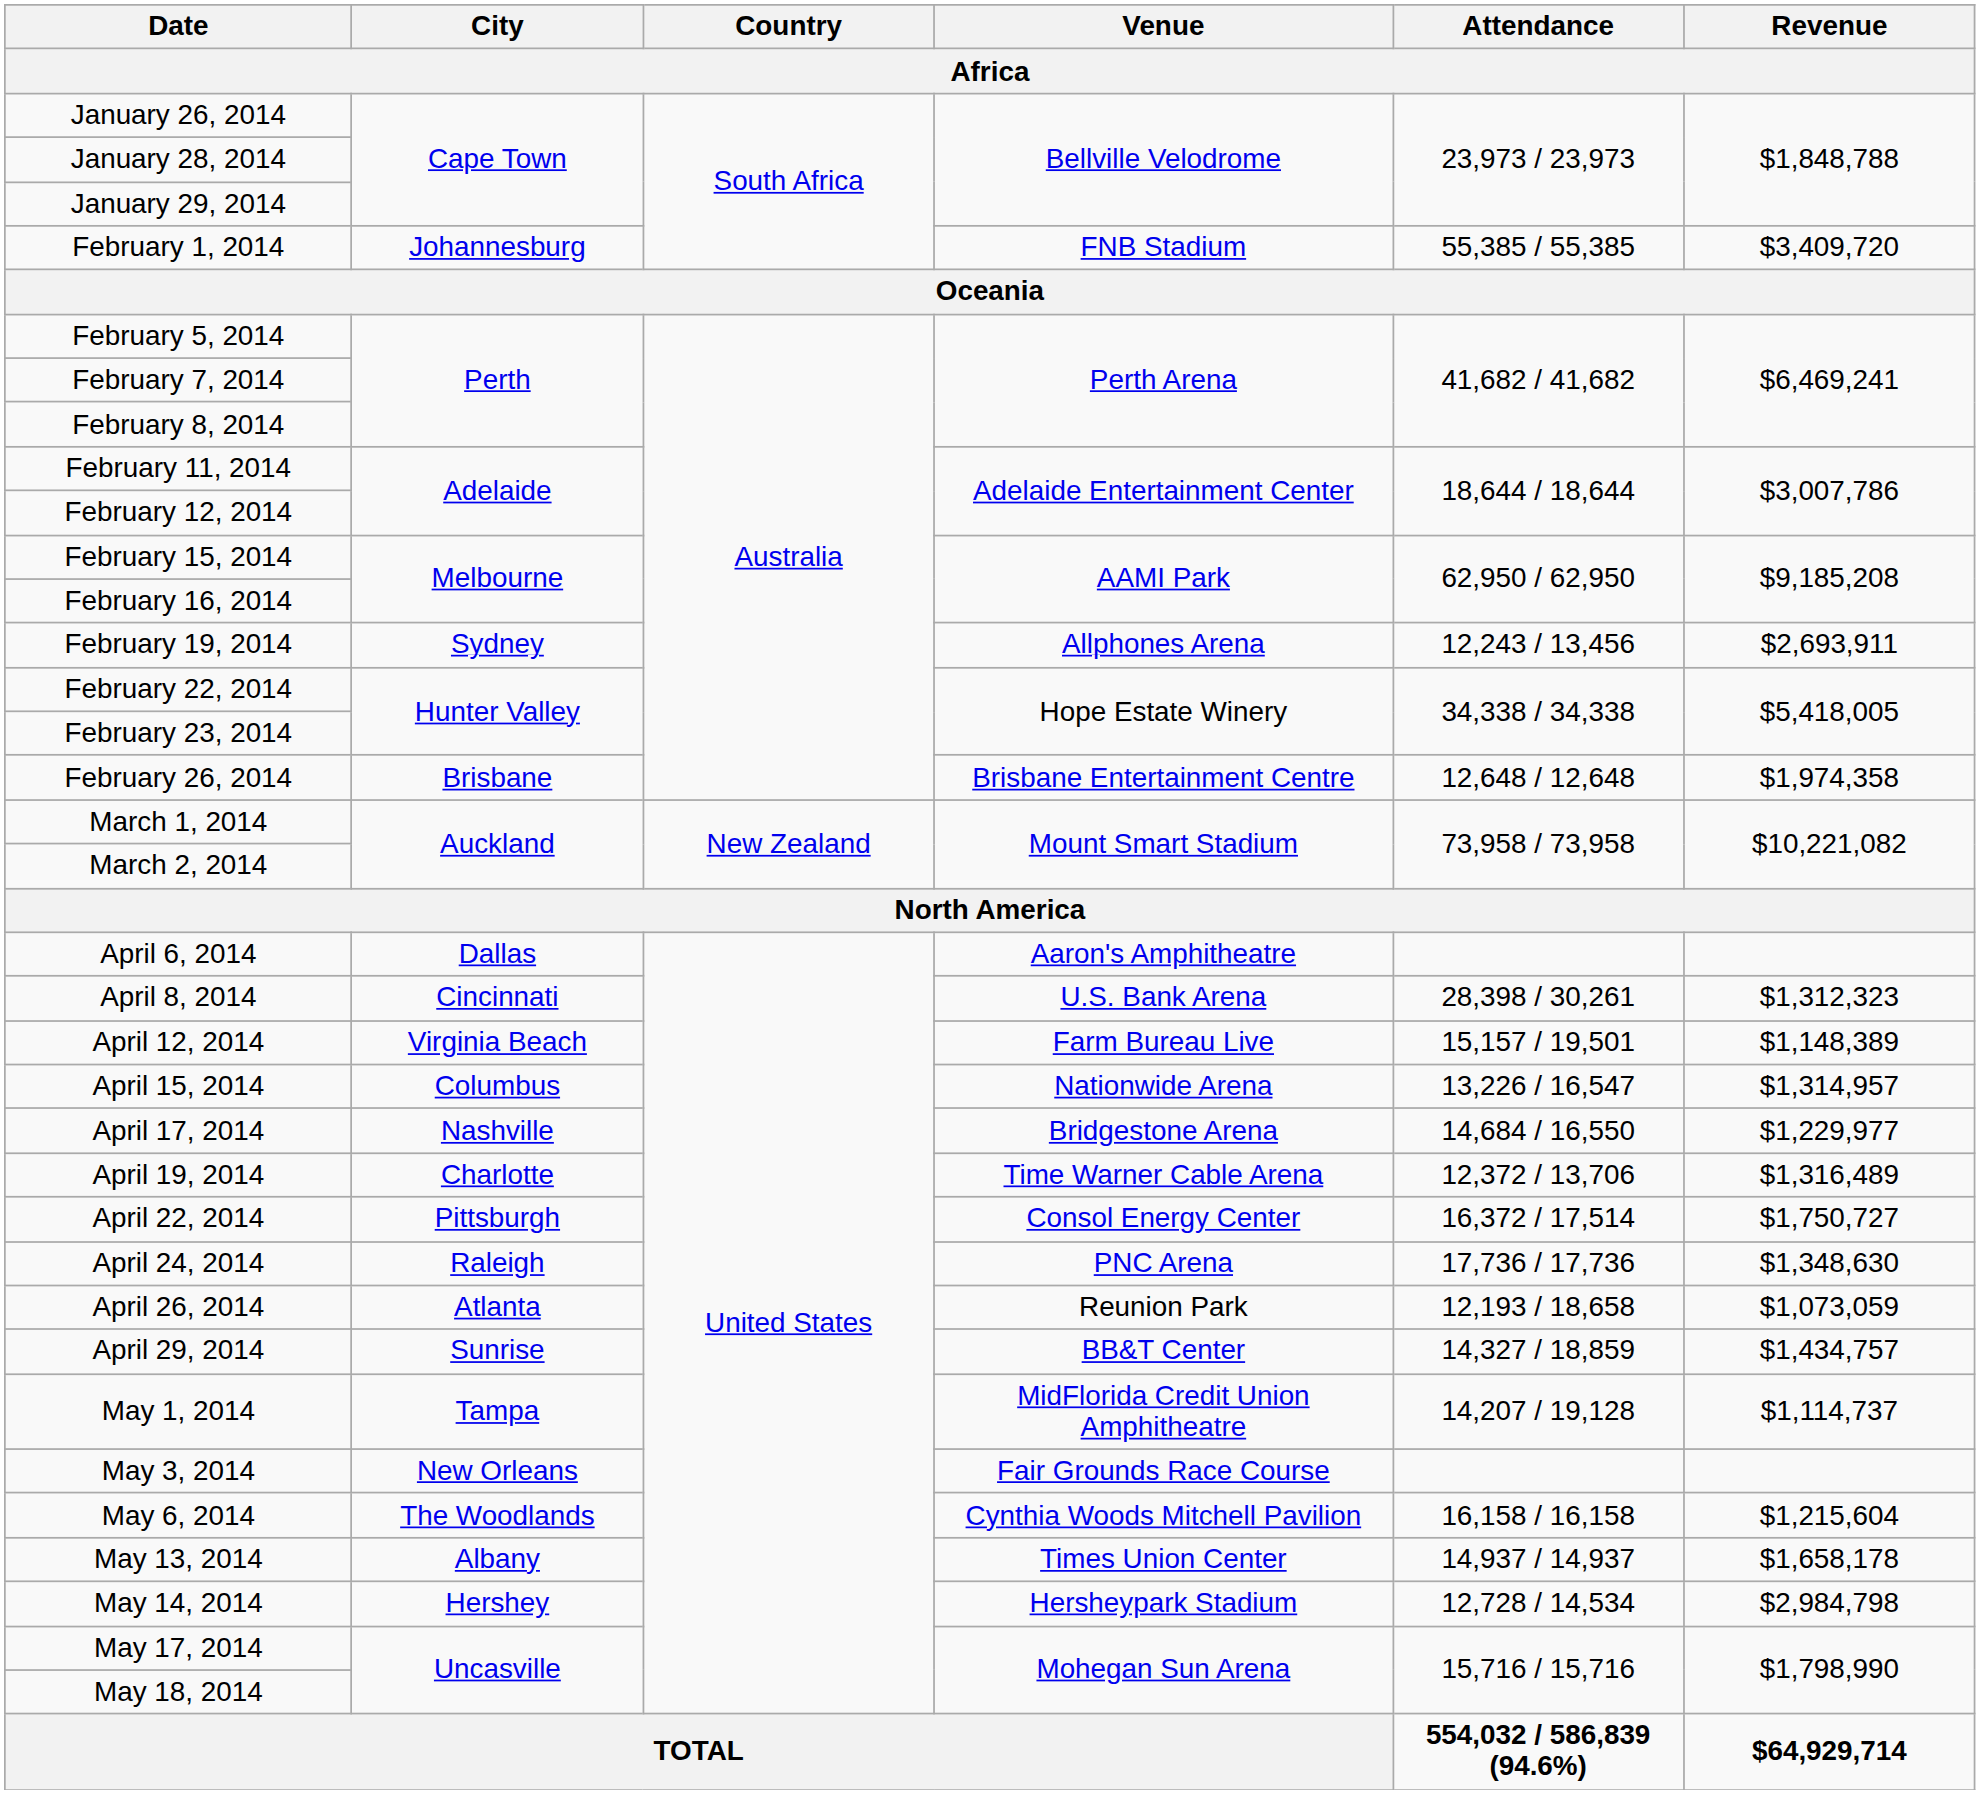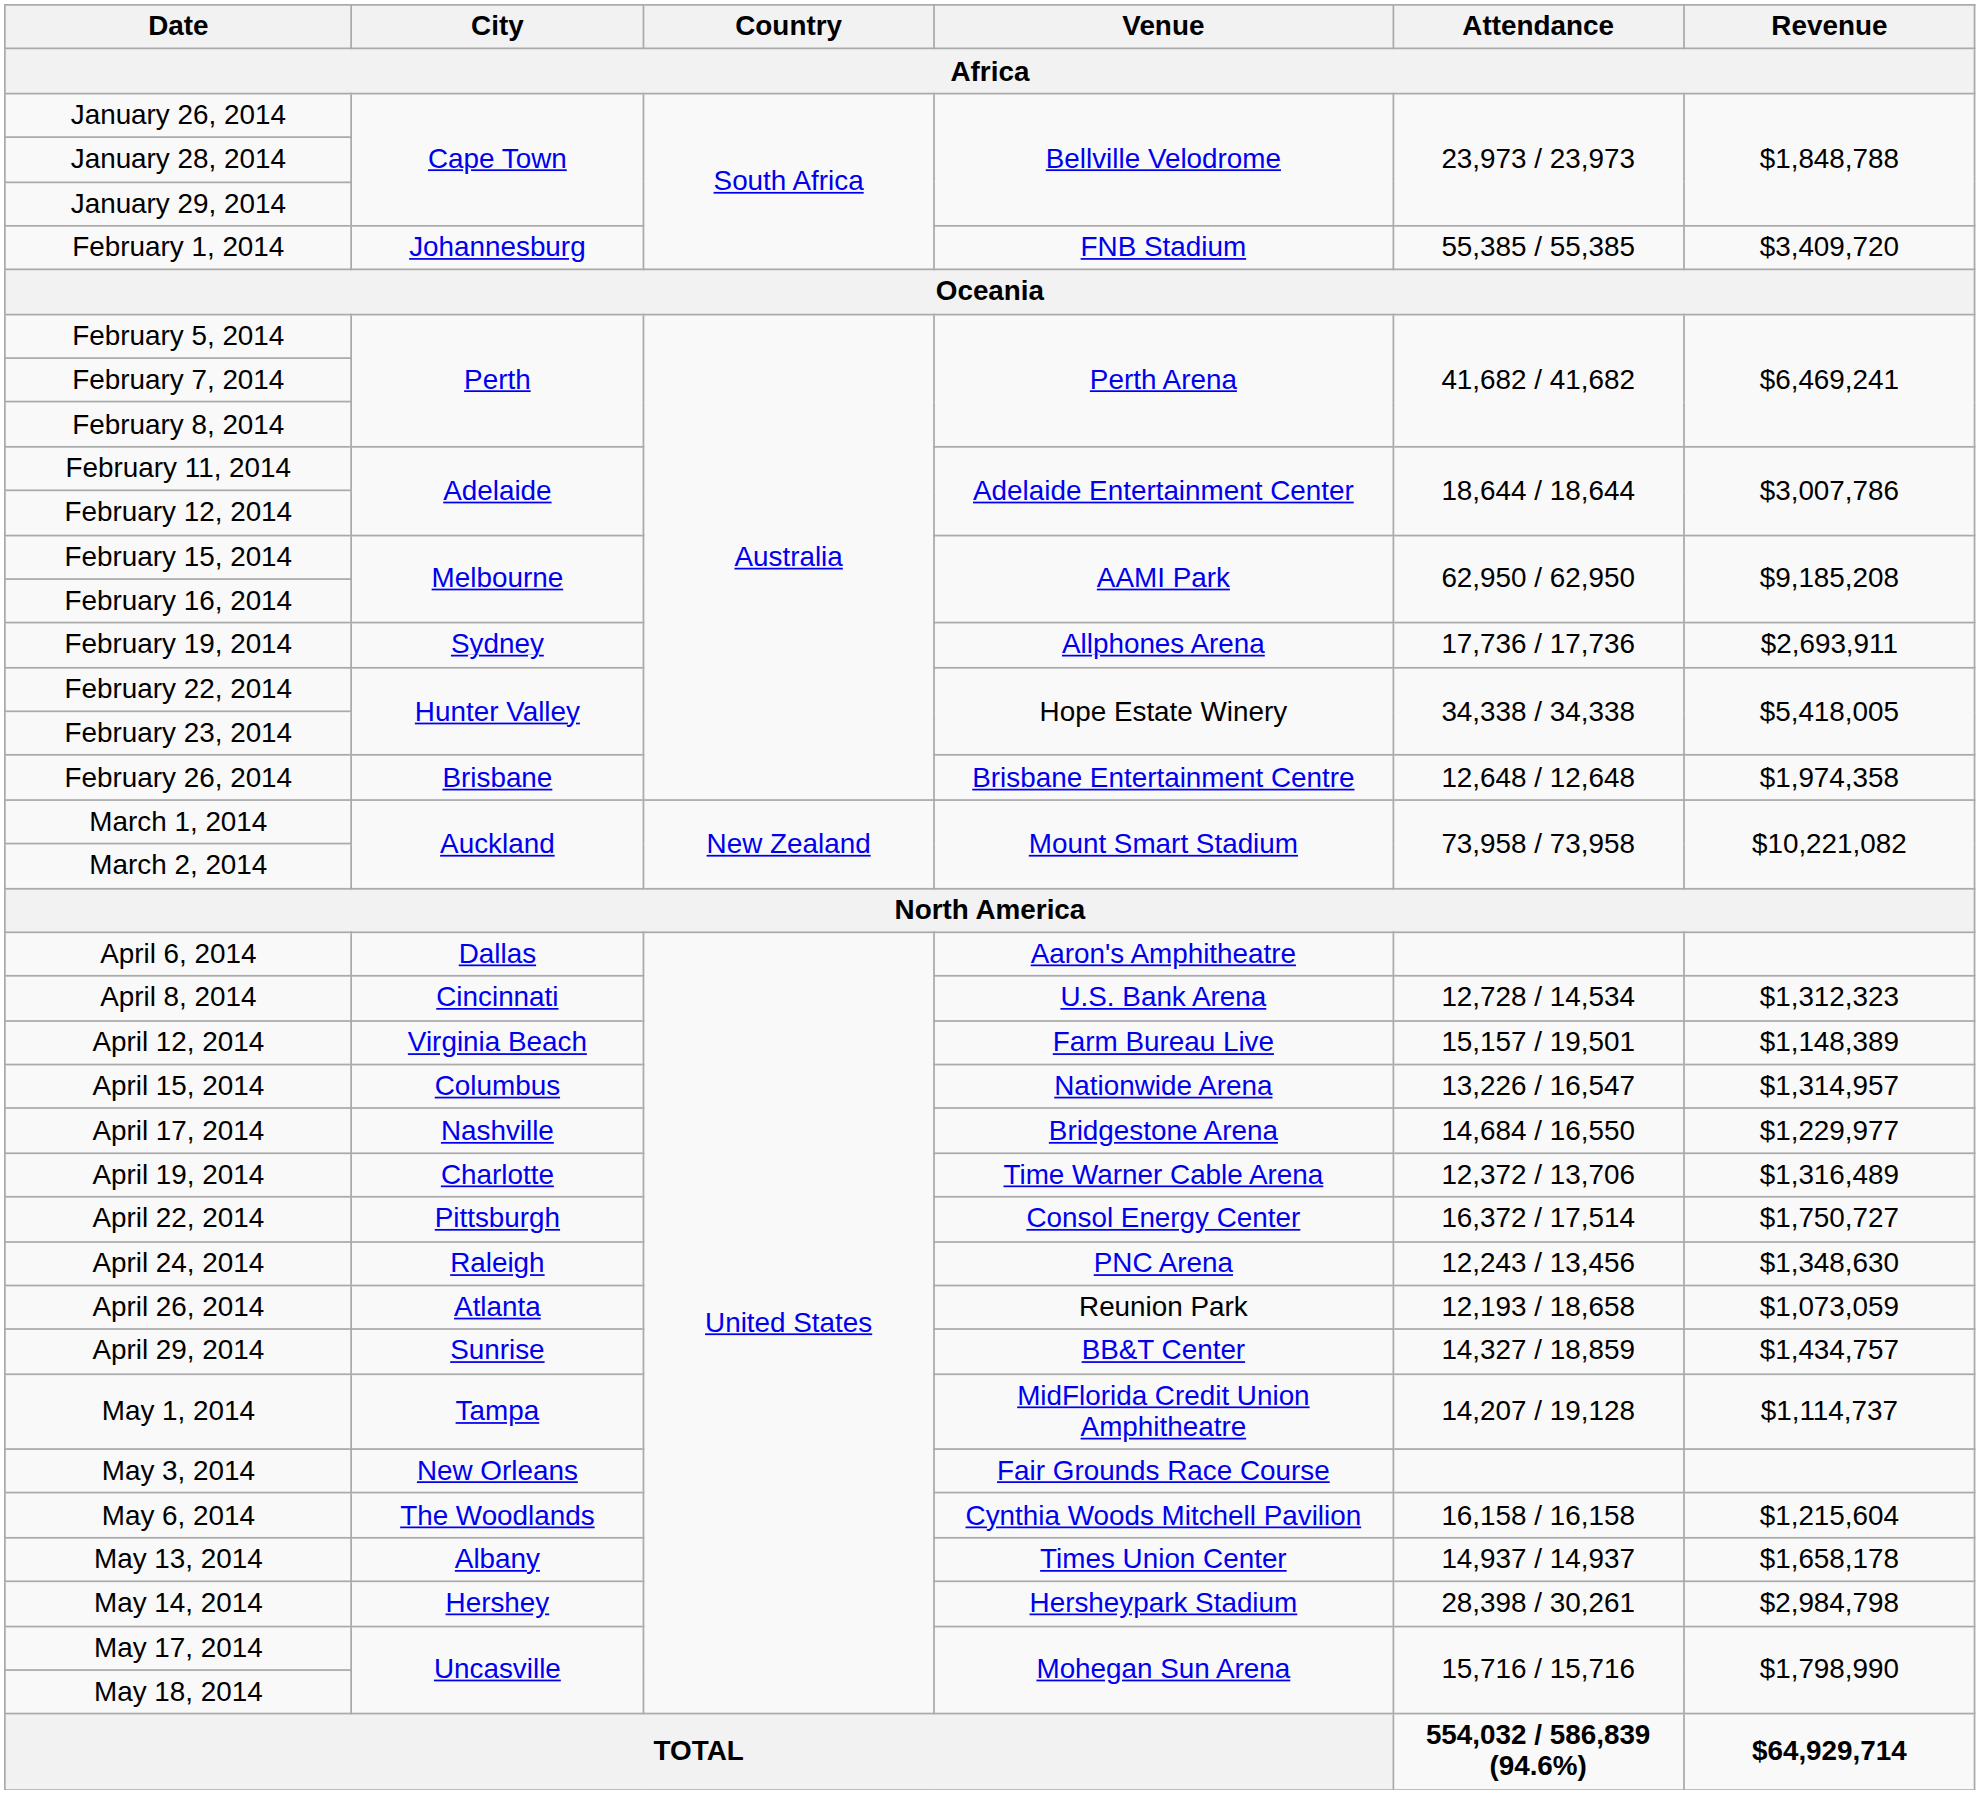(1538, 644) 12,243 / 13,456 -> (1538, 644) 17,736 / 17,736
(1538, 997) 28,398 / 30,261 -> (1538, 997) 12,728 / 14,534
(1538, 1262) 17,736 / 17,736 -> (1538, 1262) 12,243 / 13,456
(1538, 1603) 12,728 / 14,534 -> (1538, 1603) 28,398 / 30,261
